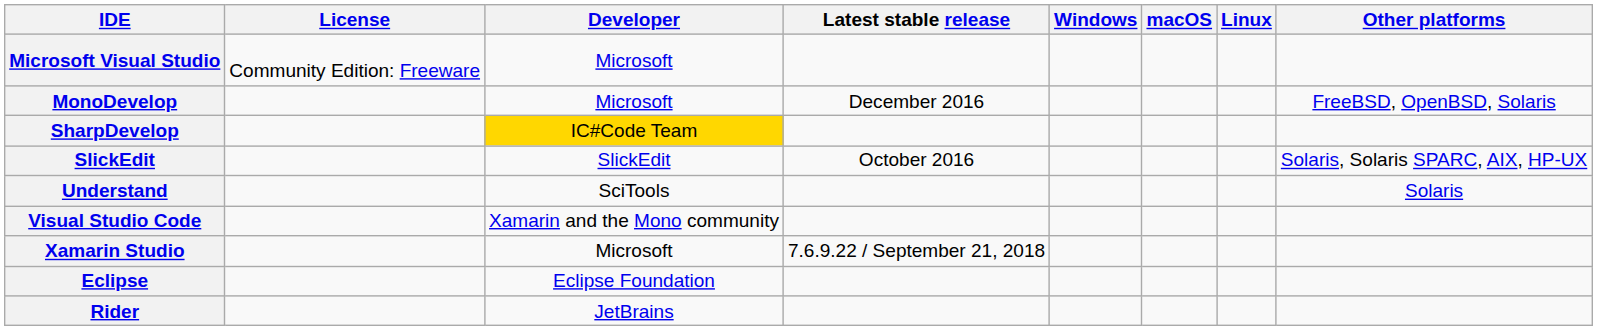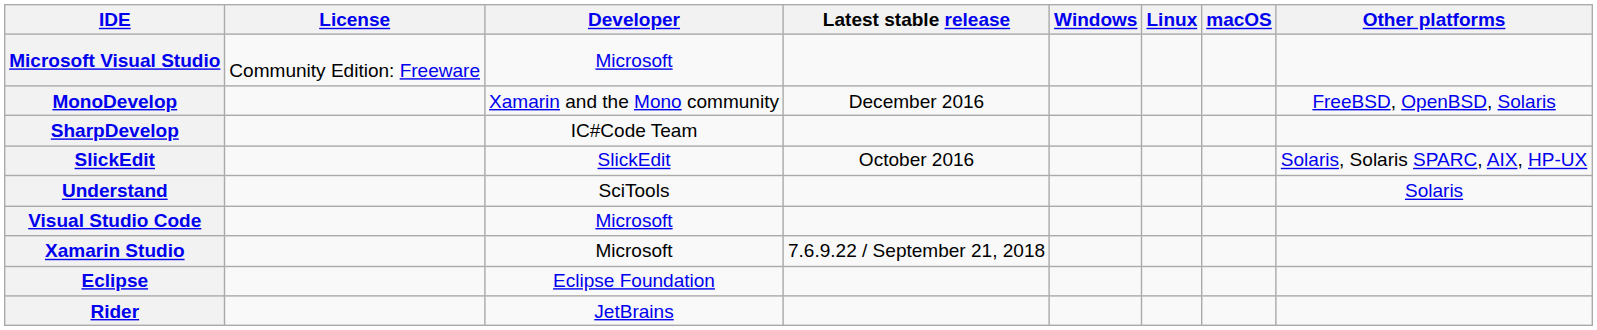columns swapped: (1246, 19) <-> (1179, 19)
(634, 100) Microsoft -> (634, 100) Xamarin and the Mono community
(634, 130) gold background -> (634, 130) no background
(634, 220) Xamarin and the Mono community -> (634, 220) Microsoft
